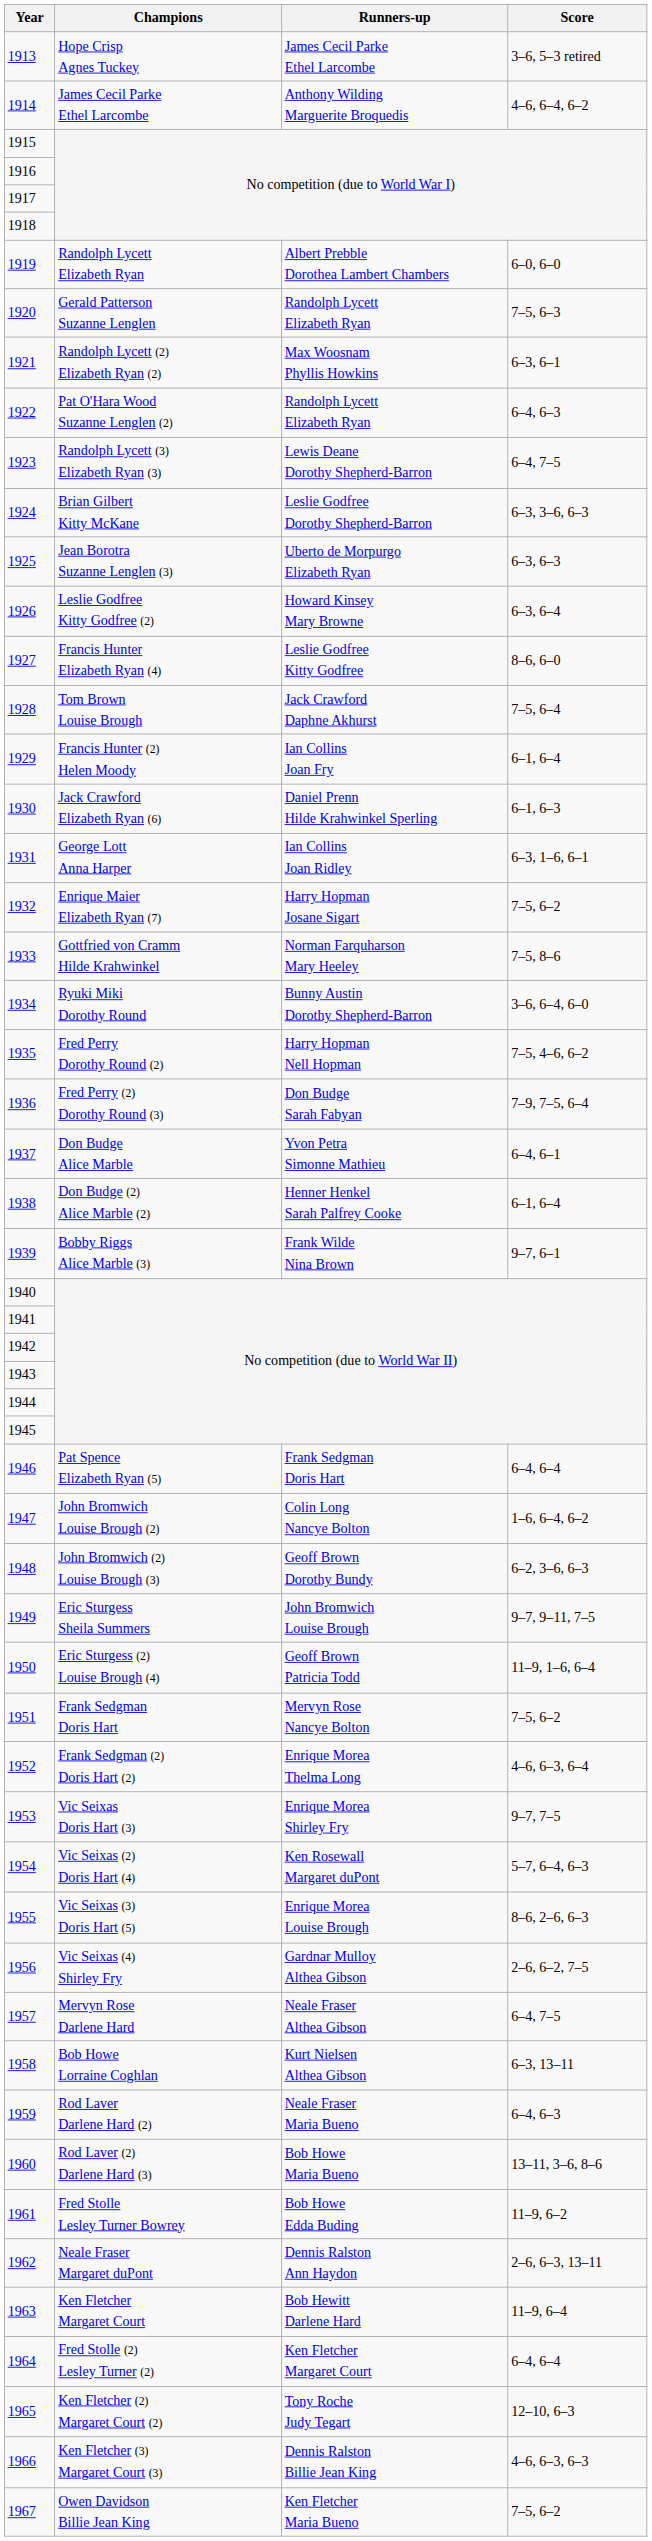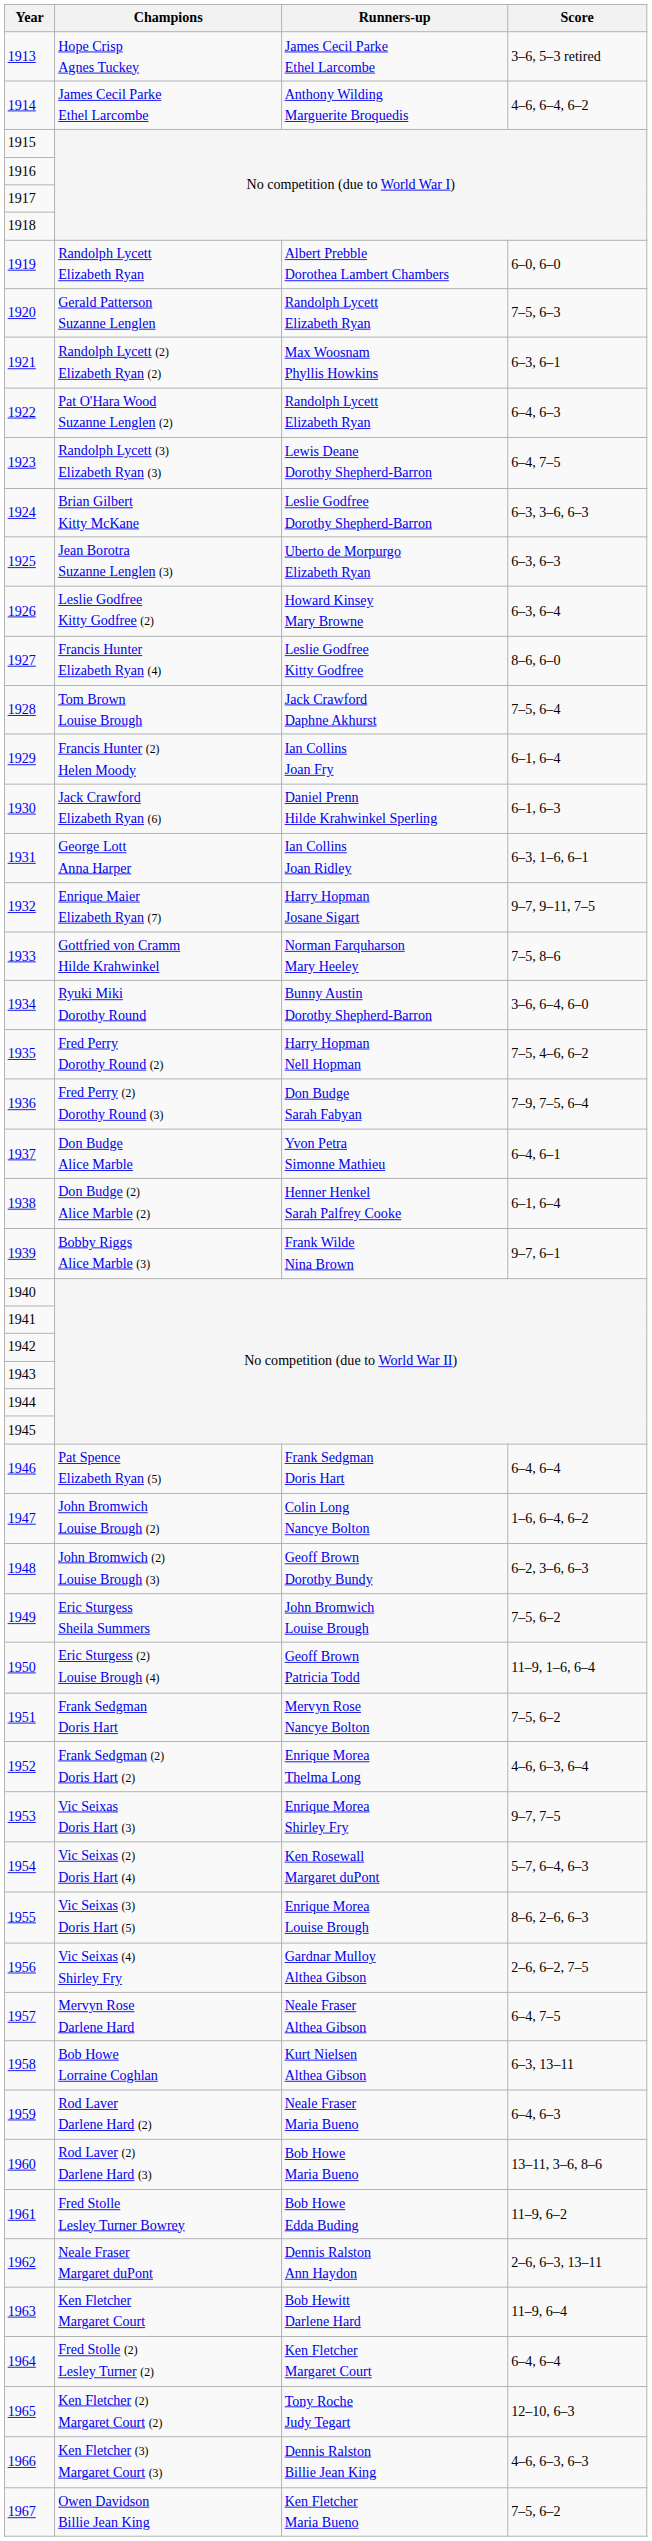(536, 907) 7–5, 6–2 -> (553, 907) 9–7, 9–11, 7–5
(553, 1618) 9–7, 9–11, 7–5 -> (536, 1618) 7–5, 6–2
